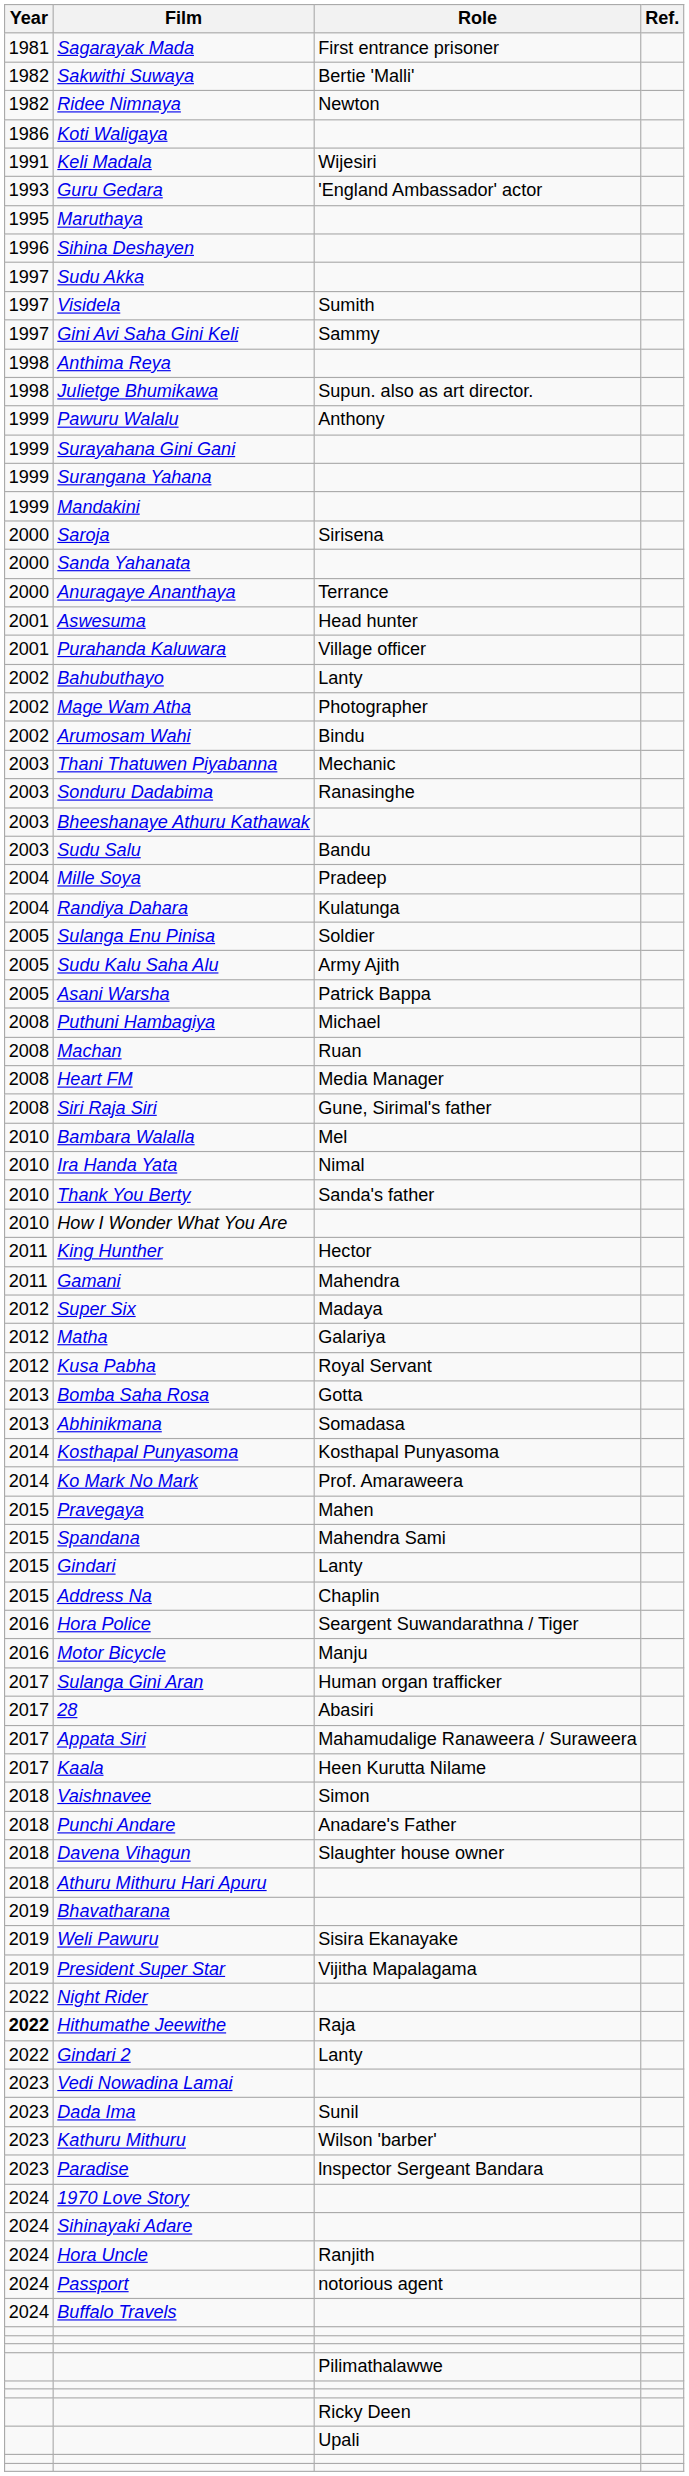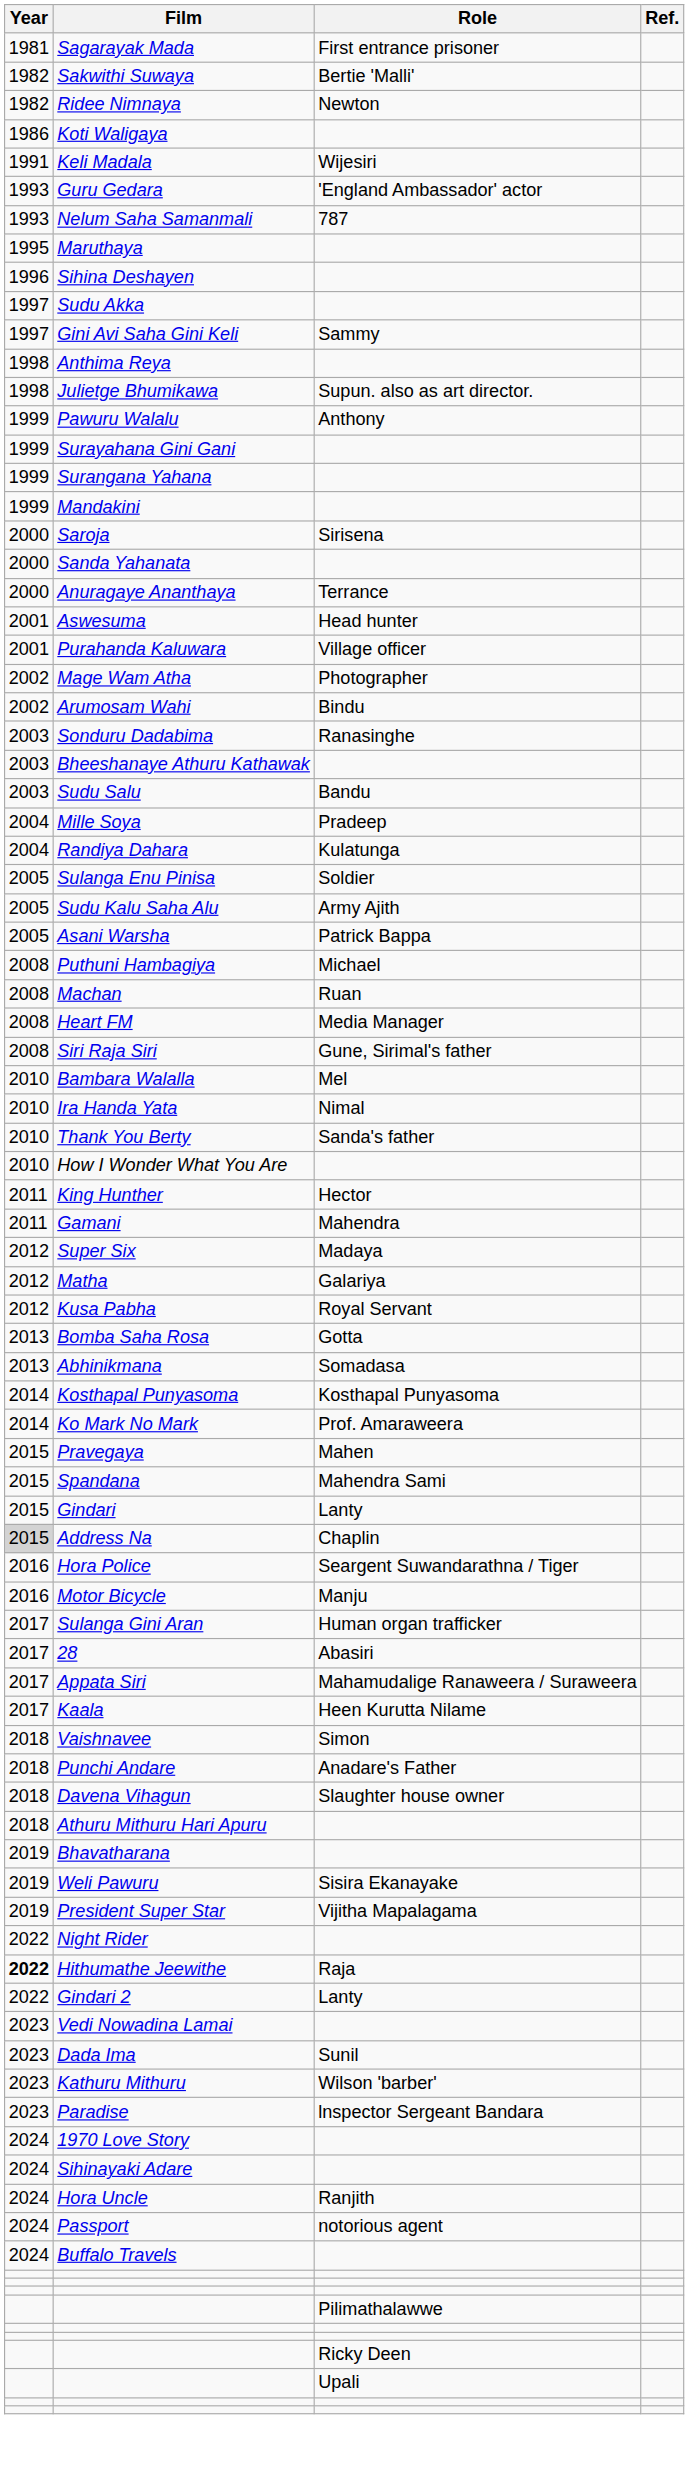+ row: (155, 219)
- row: (89, 305)
- row: (111, 678)
- row: (167, 764)
(29, 1595) no background -> (29, 1538) lightgrey background
